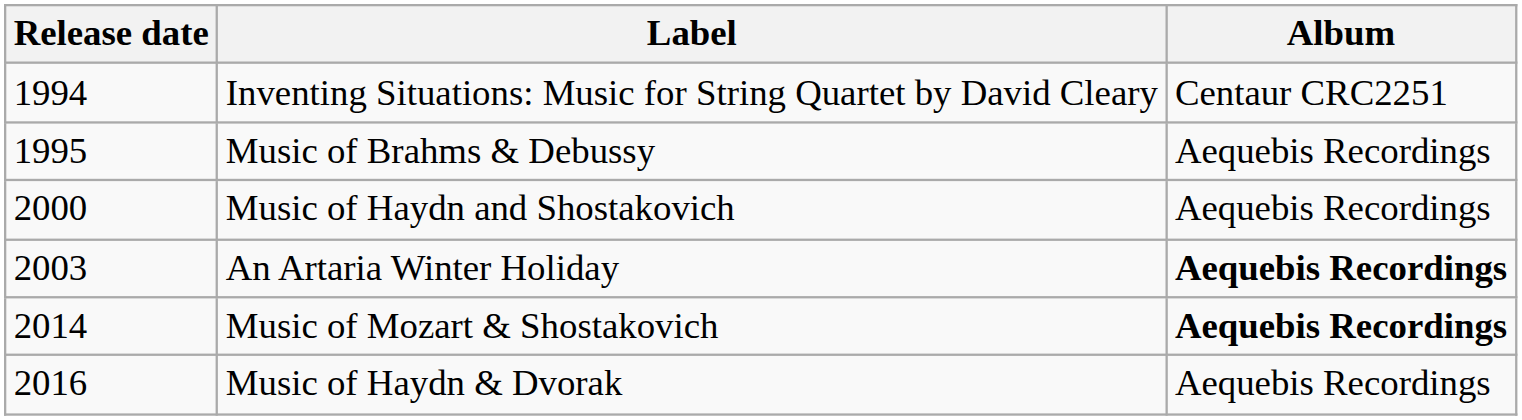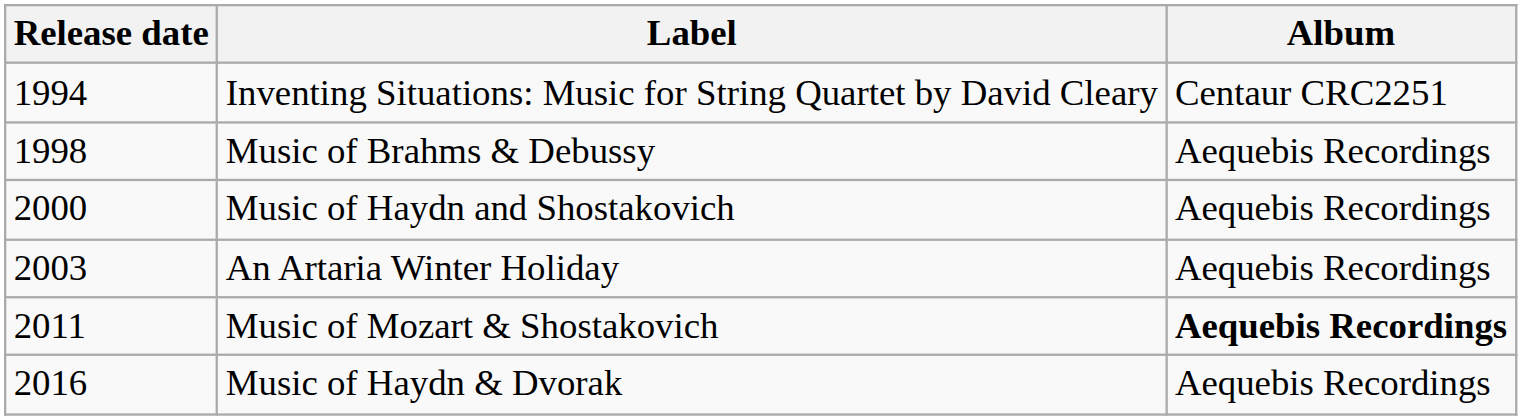(50, 150) 1995 -> (50, 150) 1998
(1341, 267) bold -> (1333, 267) normal
(50, 325) 2014 -> (50, 325) 2011
